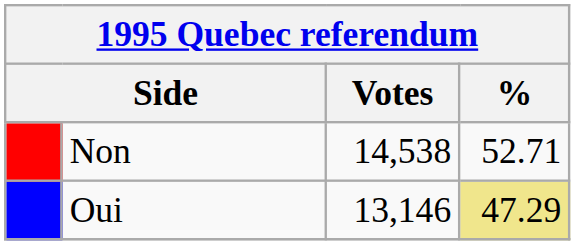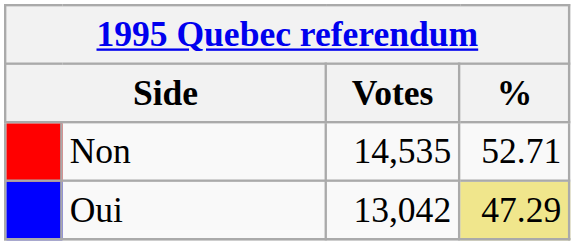(402, 151) 14,538 -> (402, 151) 14,535
(402, 209) 13,146 -> (402, 209) 13,042
